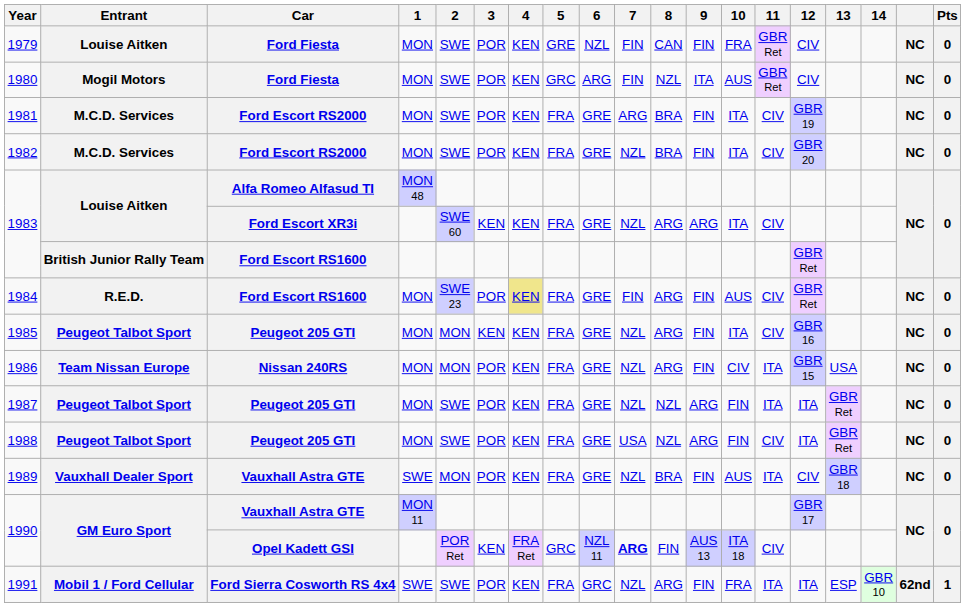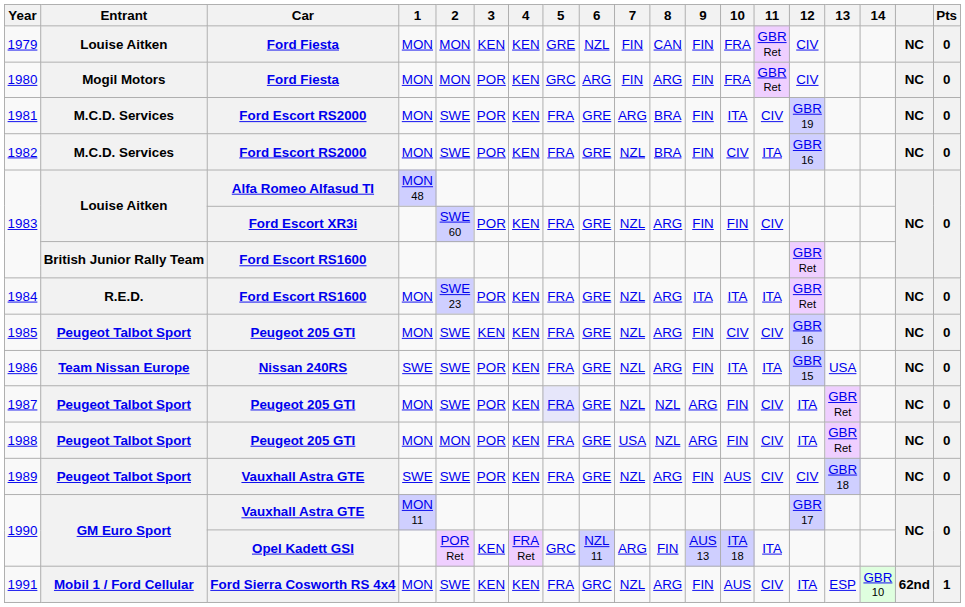(455, 44) SWE -> (455, 44) MON
(491, 44) POR -> (491, 44) KEN
(455, 80) SWE -> (455, 80) MON
(668, 80) NZL -> (668, 80) ARG
(704, 80) ITA -> (703, 80) FIN
(738, 80) AUS -> (738, 80) FRA
(738, 152) ITA -> (738, 152) CIV
(773, 152) CIV -> (772, 152) ITA
(808, 152) GBR 20 -> (807, 152) GBR 16
(491, 224) KEN -> (491, 224) POR
(704, 224) ARG -> (703, 224) FIN
(738, 224) ITA -> (738, 224) FIN
(526, 296) khaki background -> (526, 296) no background
(633, 296) FIN -> (632, 296) NZL
(704, 296) FIN -> (703, 296) ITA
(738, 296) AUS -> (738, 296) ITA
(773, 296) CIV -> (772, 296) ITA
(455, 332) MON -> (455, 332) SWE
(738, 332) ITA -> (738, 332) CIV
(417, 368) MON -> (417, 368) SWE
(455, 368) MON -> (455, 368) SWE
(738, 368) CIV -> (738, 368) ITA
(561, 404) no background -> (561, 404) lavender background
(773, 404) ITA -> (772, 404) CIV
(455, 440) SWE -> (455, 440) MON
(124, 476) Vauxhall Dealer Sport -> (124, 476) Peugeot Talbot Sport
(455, 476) MON -> (455, 476) SWE
(668, 476) BRA -> (668, 476) ARG
(773, 476) ITA -> (772, 476) CIV
(633, 549) bold -> (632, 549) normal
(773, 549) CIV -> (772, 549) ITA
(417, 585) SWE -> (417, 585) MON
(491, 585) POR -> (491, 585) KEN
(738, 585) FRA -> (738, 585) AUS
(773, 585) ITA -> (772, 585) CIV
